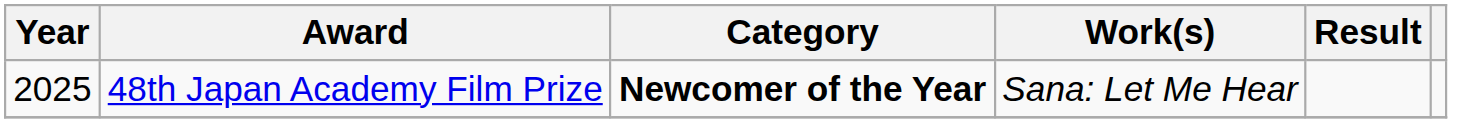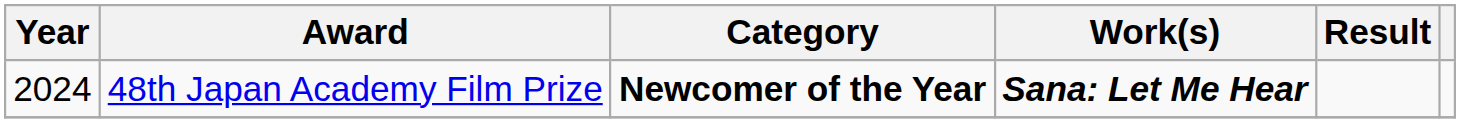(52, 88) 2025 -> (52, 88) 2024
(1150, 88) normal -> (1155, 88) bold
